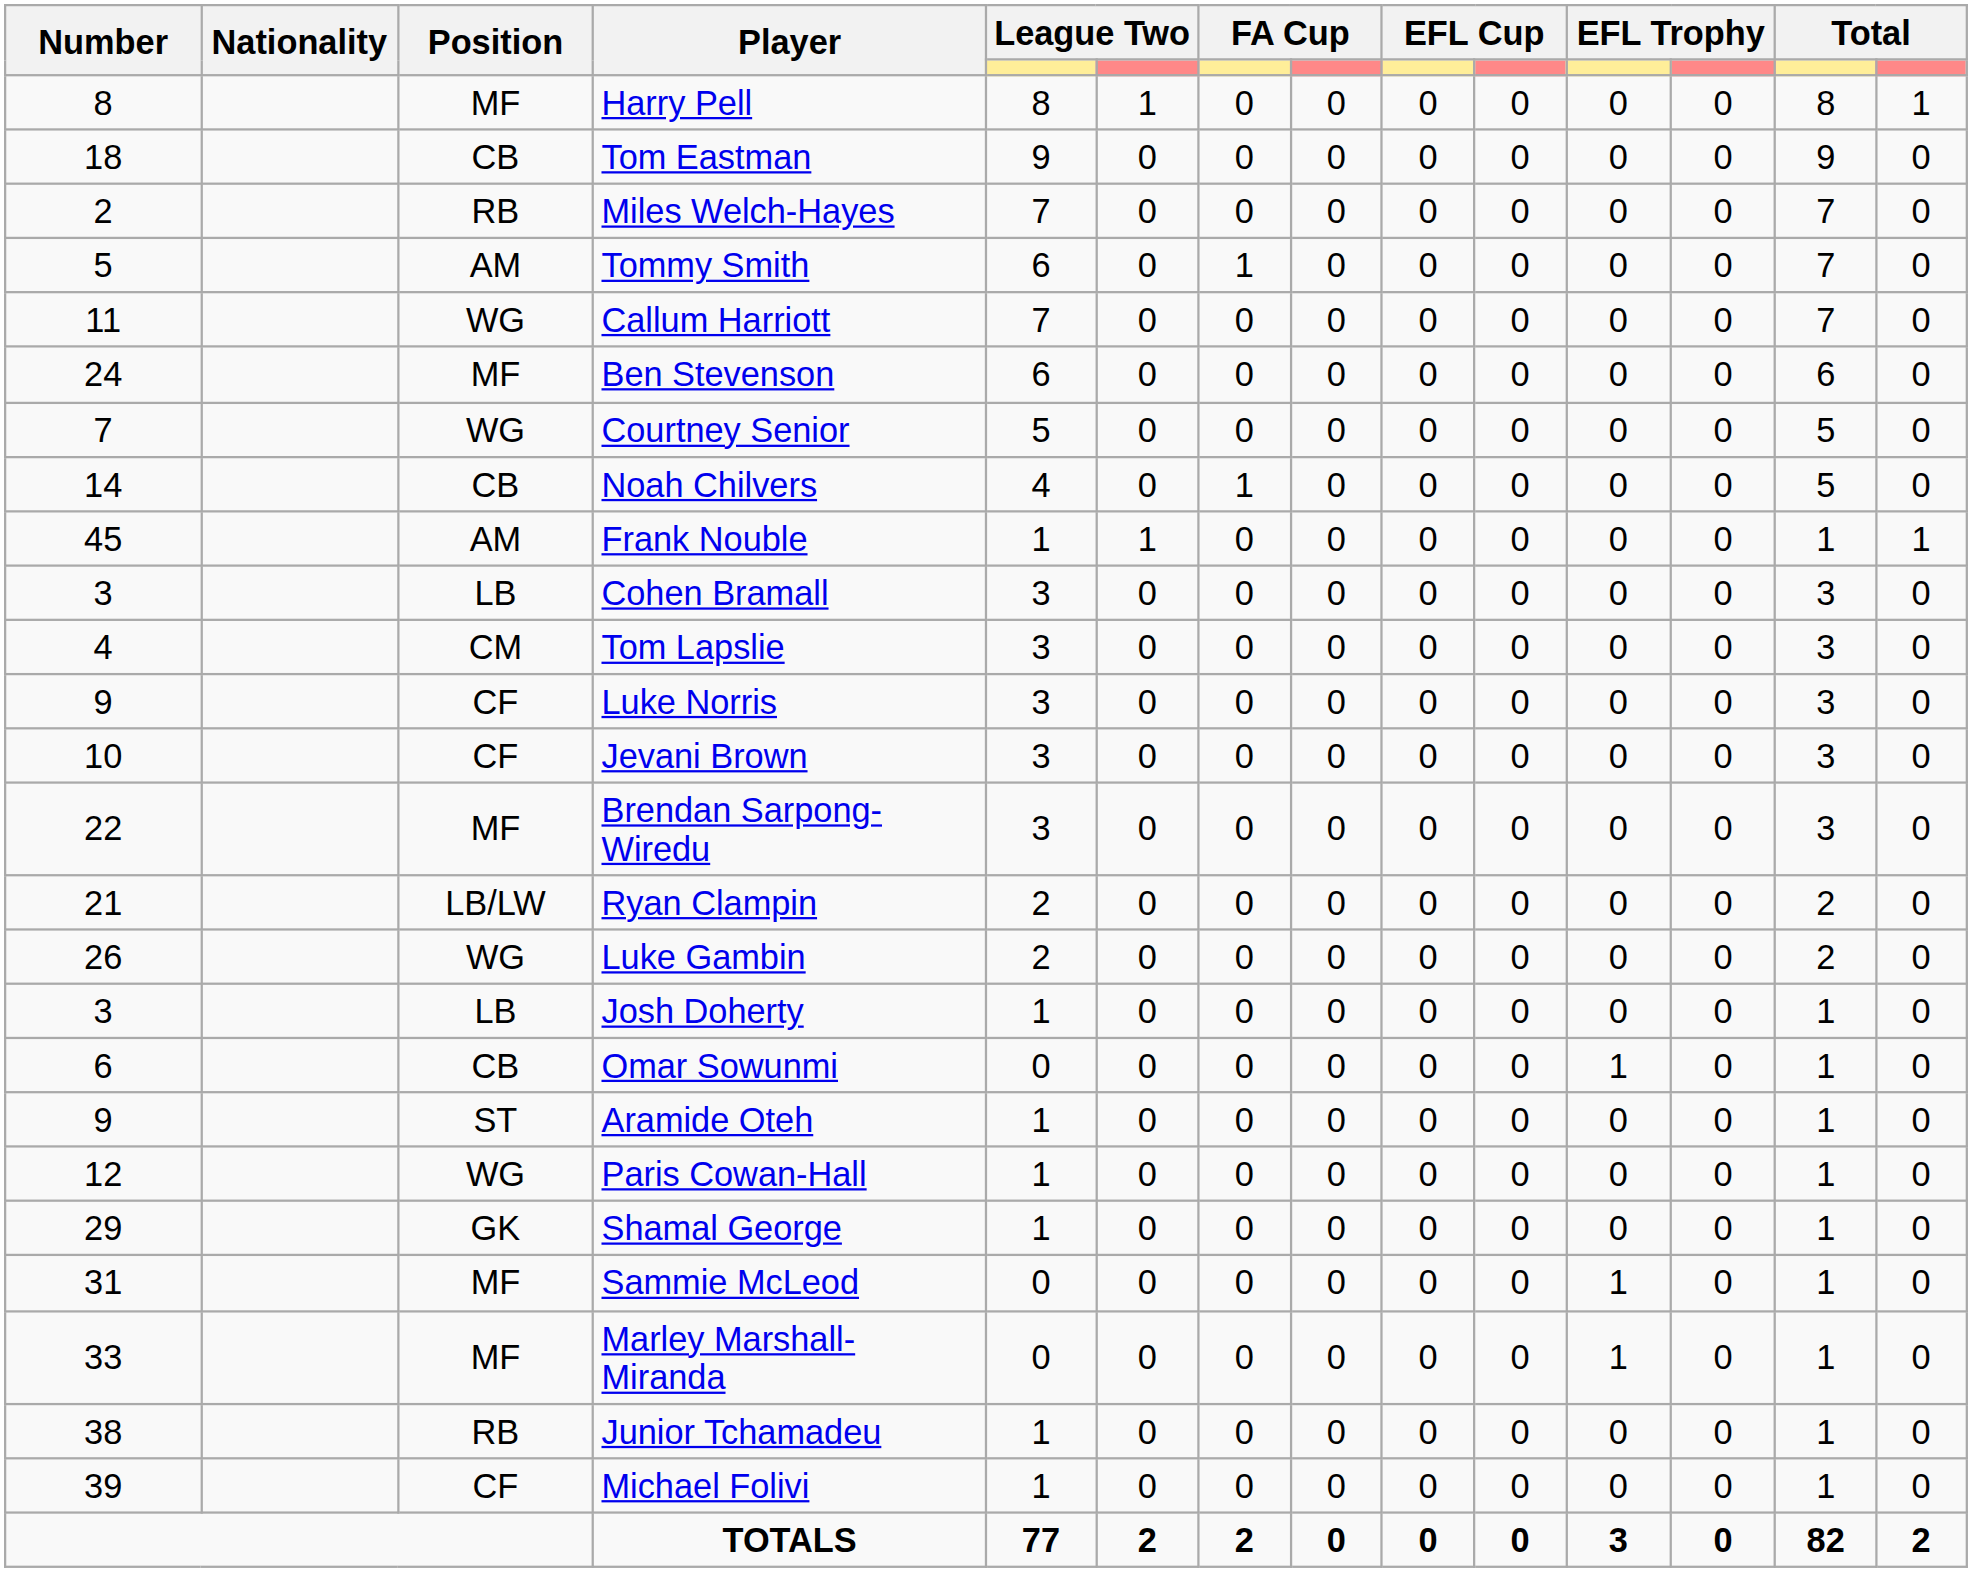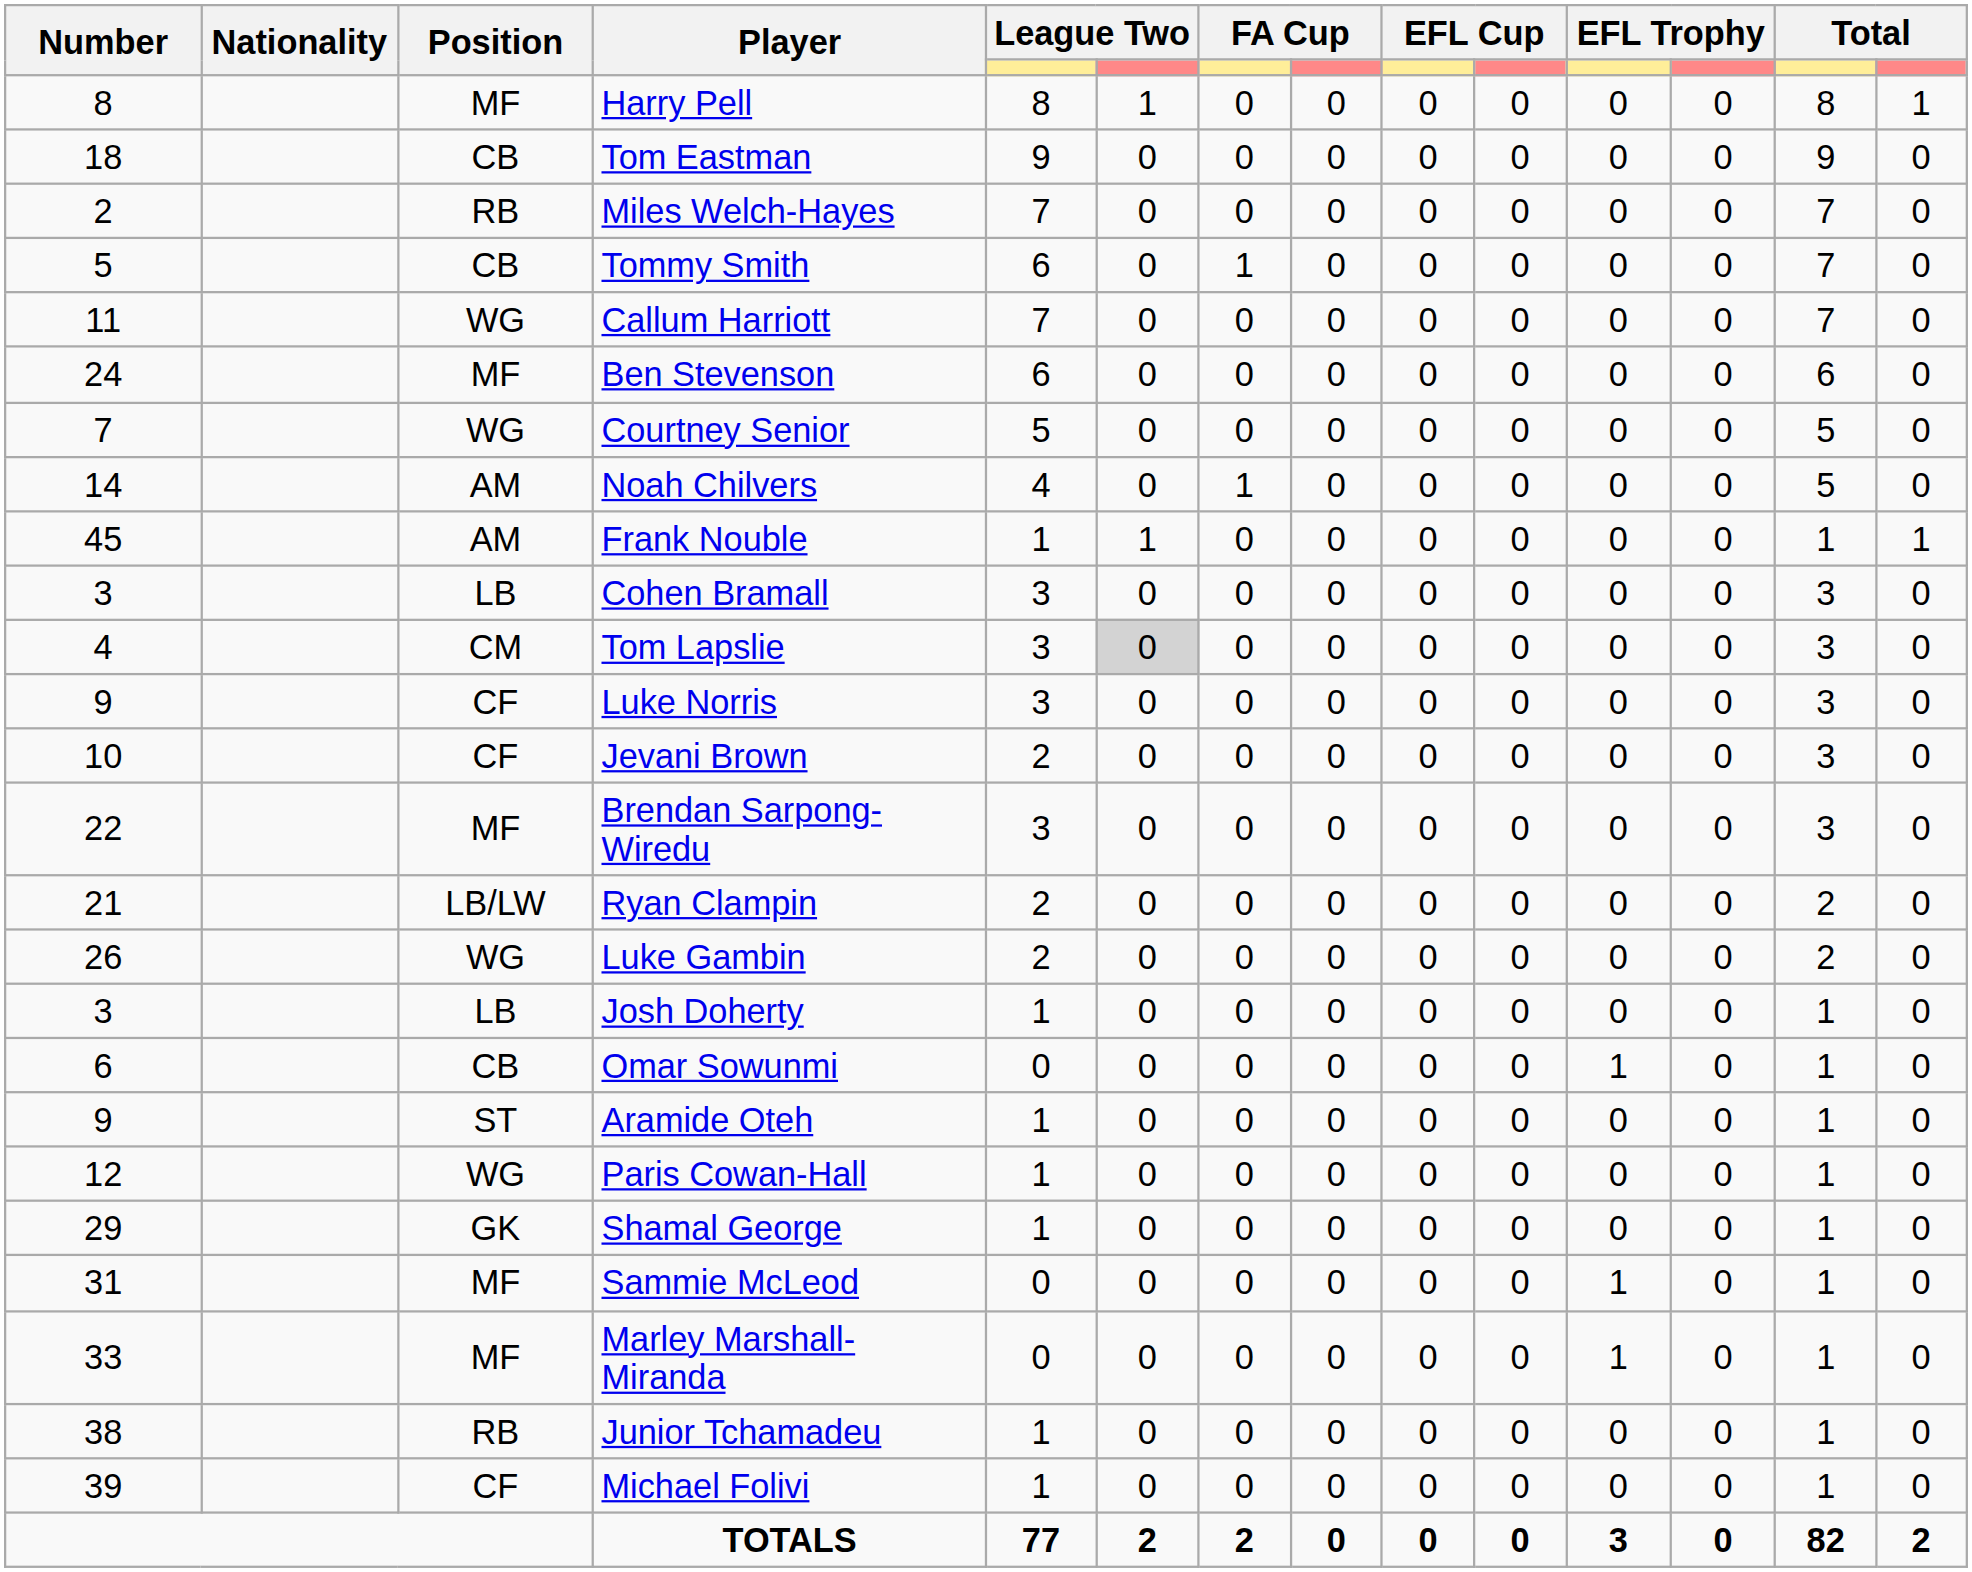(495, 266) AM -> (495, 266) CB
(495, 484) CB -> (495, 484) AM
(1147, 647) no background -> (1147, 647) lightgrey background
(1041, 755) 3 -> (1041, 755) 2
